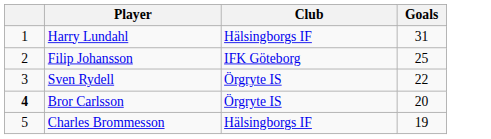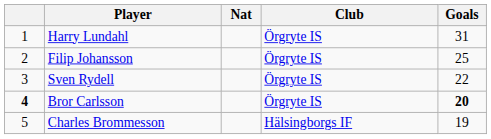+ column: (241, 15)
(268, 36) Hälsingborgs IF -> (293, 36) Örgryte IS
(262, 58) IFK Göteborg -> (293, 58) Örgryte IS
(422, 101) normal -> (462, 101) bold
